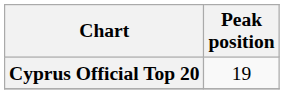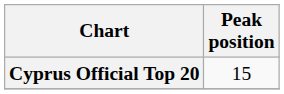(242, 72) 19 -> (242, 72) 15
